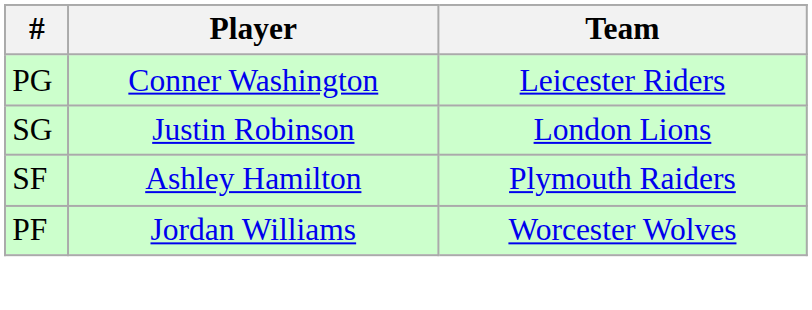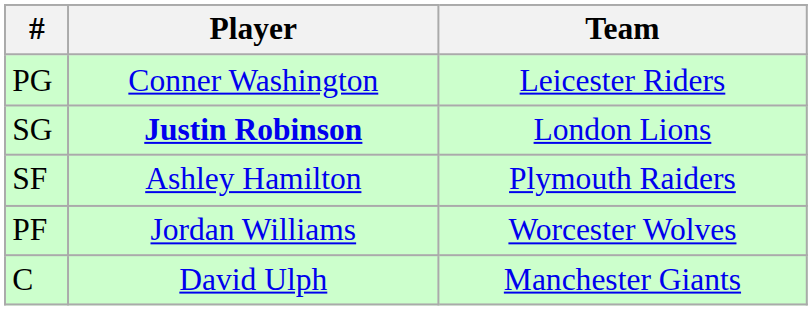(253, 129) normal -> (253, 129) bold
+ row: (23, 279)
